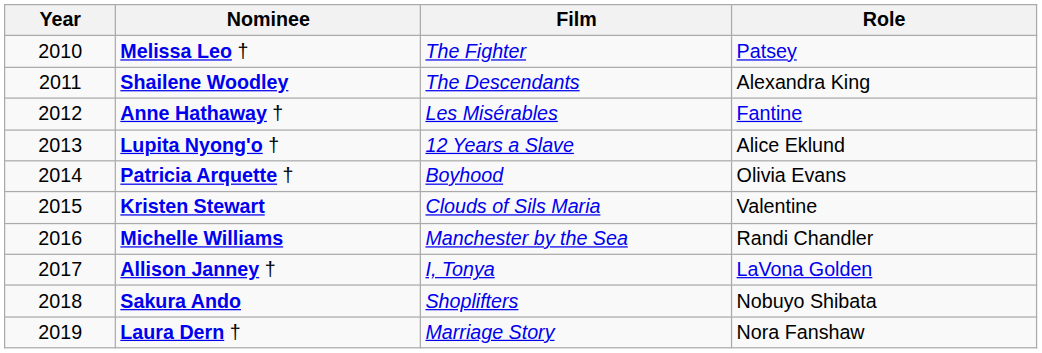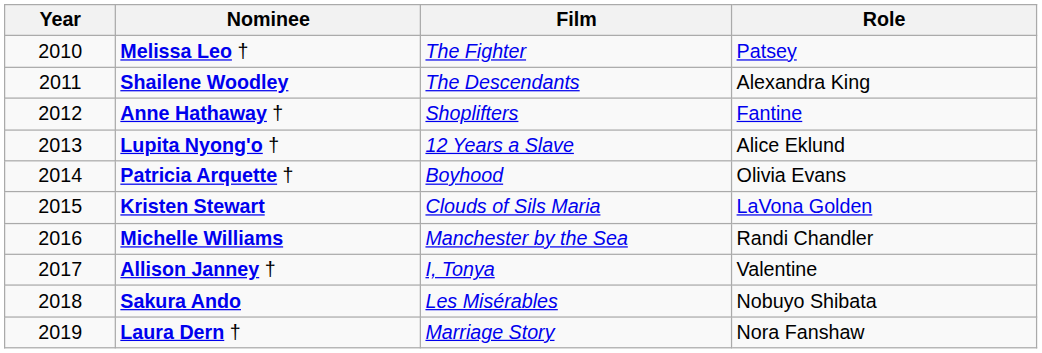(492, 113) Les Misérables -> (472, 113) Shoplifters
(777, 207) Valentine -> (804, 207) LaVona Golden
(804, 269) LaVona Golden -> (777, 269) Valentine
(472, 301) Shoplifters -> (492, 301) Les Misérables
